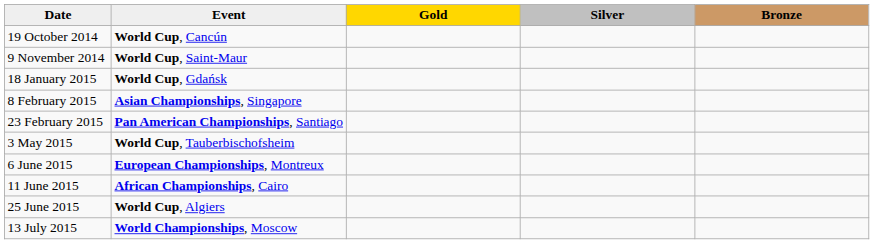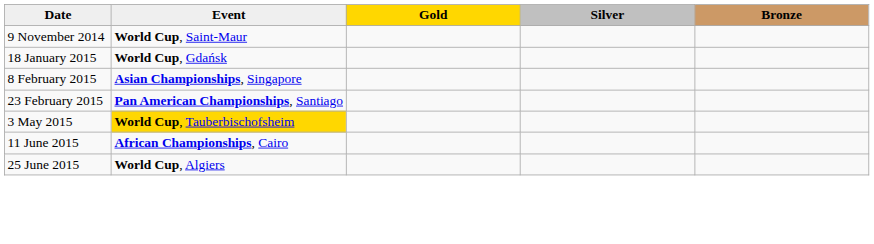- row: (53, 36)
(204, 143) no background -> (204, 121) gold background
- row: (40, 164)
- row: (42, 228)
